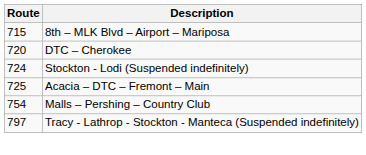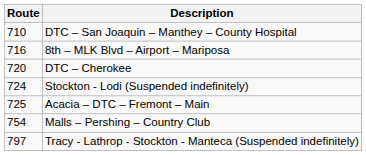+ row: (171, 31)
(17, 31) 715 -> (17, 50) 716
